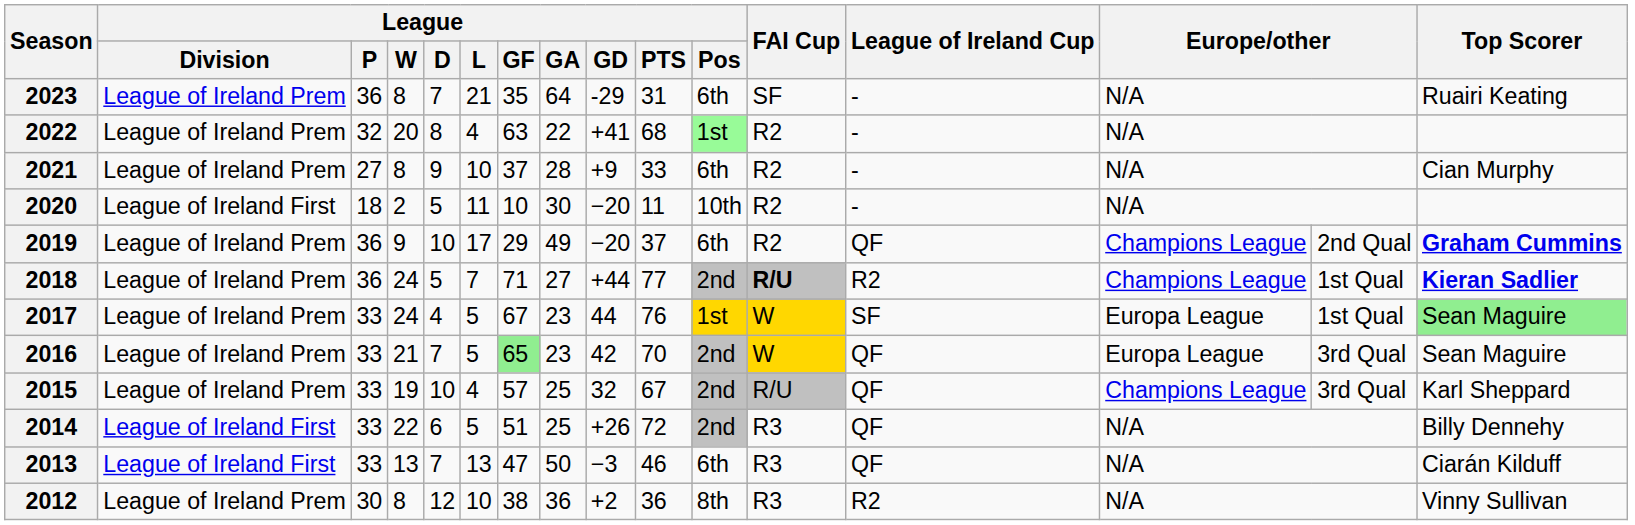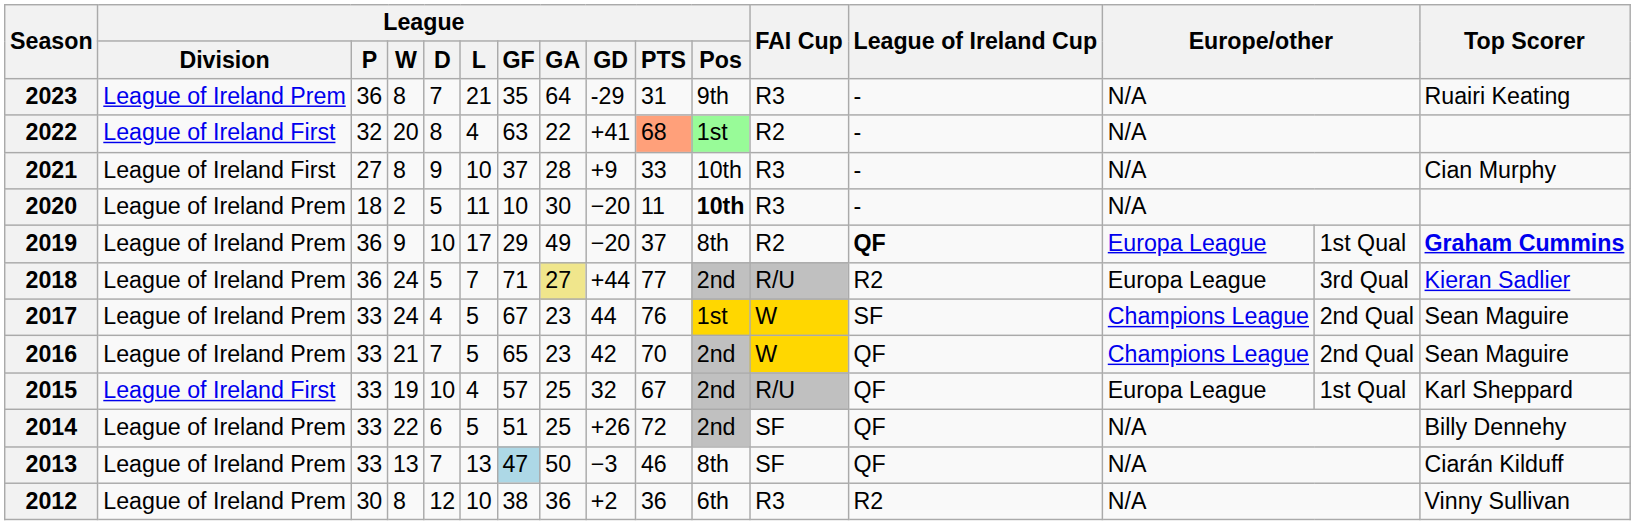(713, 96) 6th -> (713, 96) 9th
(767, 96) SF -> (770, 96) R3
(225, 133) League of Ireland Prem -> (219, 133) League of Ireland First
(654, 133) no background -> (654, 133) lightsalmon background
(225, 170) League of Ireland Prem -> (219, 170) League of Ireland First
(713, 170) 6th -> (719, 170) 10th
(767, 170) R2 -> (770, 170) R3
(219, 206) League of Ireland First -> (225, 206) League of Ireland Prem
(719, 206) normal -> (721, 206) bold
(767, 206) R2 -> (770, 206) R3
(713, 243) 6th -> (713, 243) 8th
(867, 243) normal -> (870, 243) bold
(1206, 243) Champions League -> (1187, 243) Europa League
(1364, 243) 2nd Qual -> (1363, 243) 1st Qual
(558, 280) no background -> (558, 280) khaki background
(773, 280) bold -> (775, 280) normal
(1206, 280) Champions League -> (1187, 280) Europa League
(1360, 280) 1st Qual -> (1364, 280) 3rd Qual
(1500, 280) bold -> (1497, 280) normal
(1185, 317) Europa League -> (1208, 317) Champions League
(1360, 317) 1st Qual -> (1367, 317) 2nd Qual
(1494, 317) lightgreen background -> (1497, 317) no background
(515, 354) lightgreen background -> (515, 354) no background
(1185, 354) Europa League -> (1208, 354) Champions League
(1362, 354) 3rd Qual -> (1367, 354) 2nd Qual
(225, 390) League of Ireland Prem -> (219, 390) League of Ireland First
(1206, 390) Champions League -> (1187, 390) Europa League
(1362, 390) 3rd Qual -> (1363, 390) 1st Qual
(219, 427) League of Ireland First -> (225, 427) League of Ireland Prem
(767, 427) R3 -> (770, 427) SF
(219, 464) League of Ireland First -> (225, 464) League of Ireland Prem
(515, 464) no background -> (515, 464) lightblue background
(713, 464) 6th -> (713, 464) 8th
(767, 464) R3 -> (770, 464) SF
(713, 501) 8th -> (713, 501) 6th
